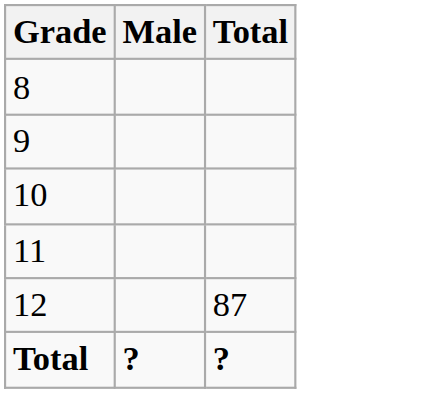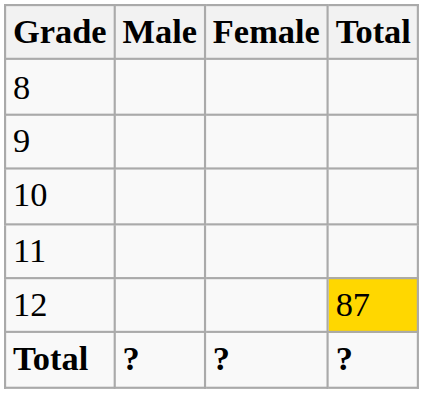+ column: (266, 31)
(230, 304) no background -> (353, 304) gold background
